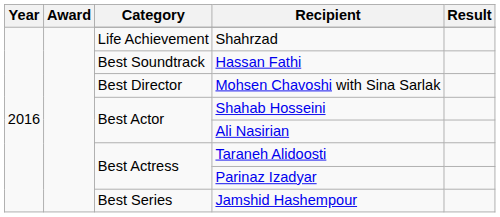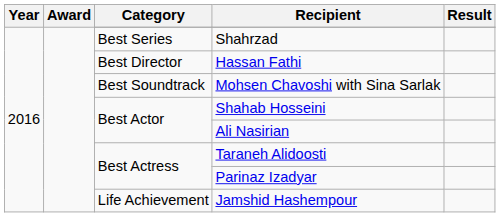(153, 39) Life Achievement -> (135, 39) Best Series
(151, 62) Best Soundtrack -> (140, 62) Best Director
(140, 85) Best Director -> (151, 85) Best Soundtrack
(135, 200) Best Series -> (153, 200) Life Achievement
